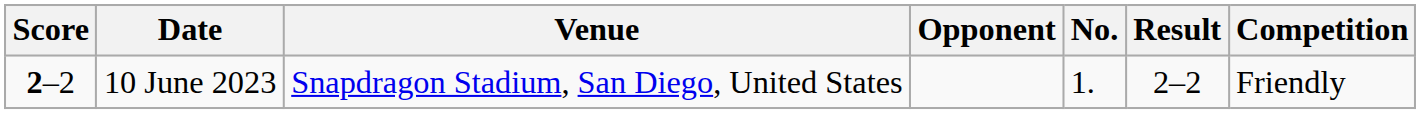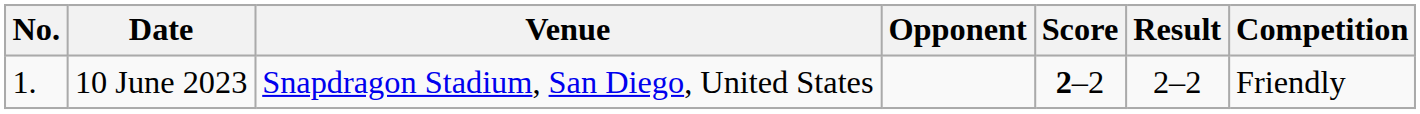columns swapped: (1094, 30) <-> (51, 30)
